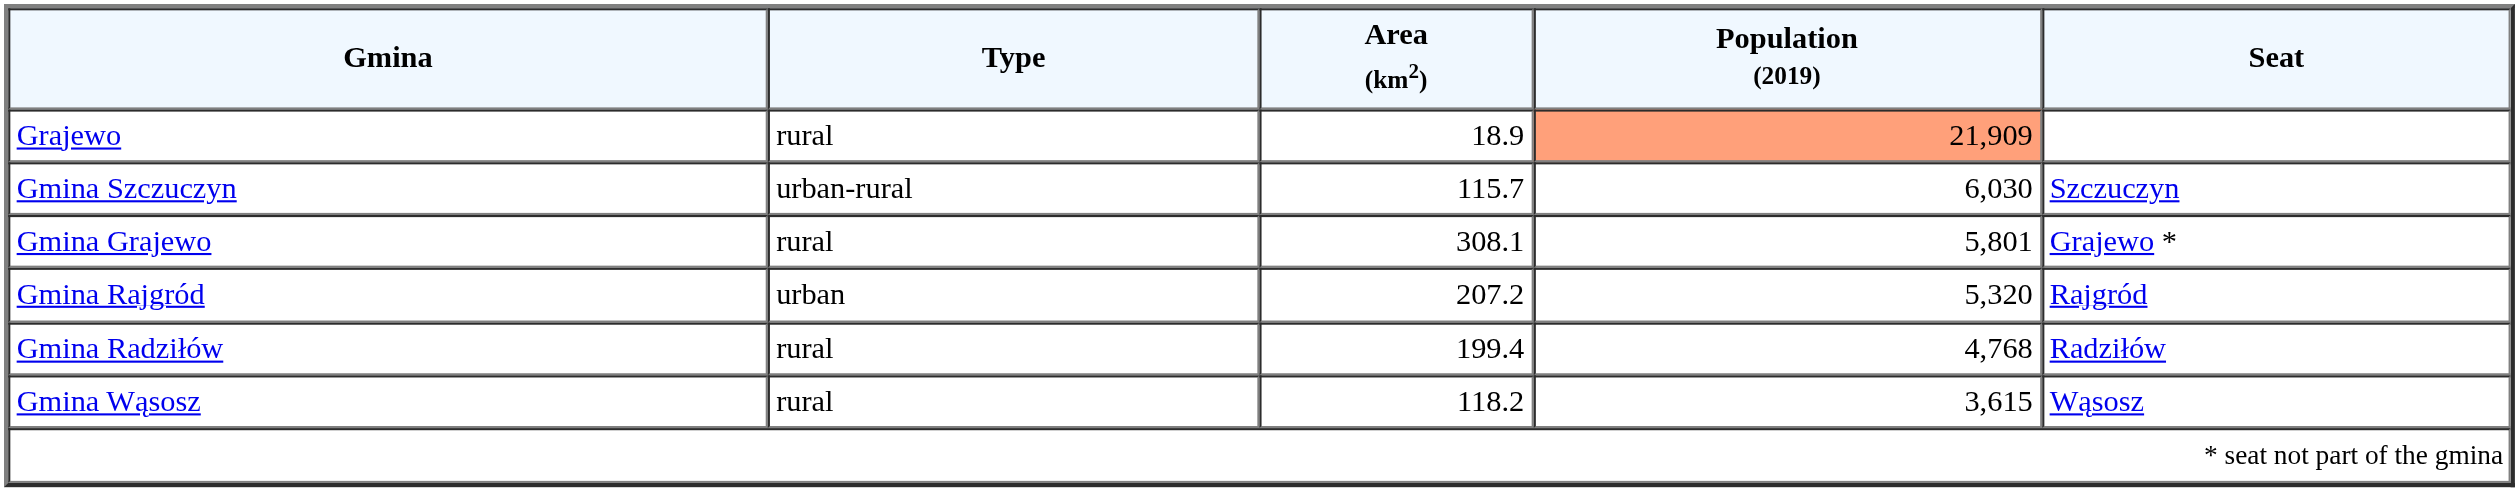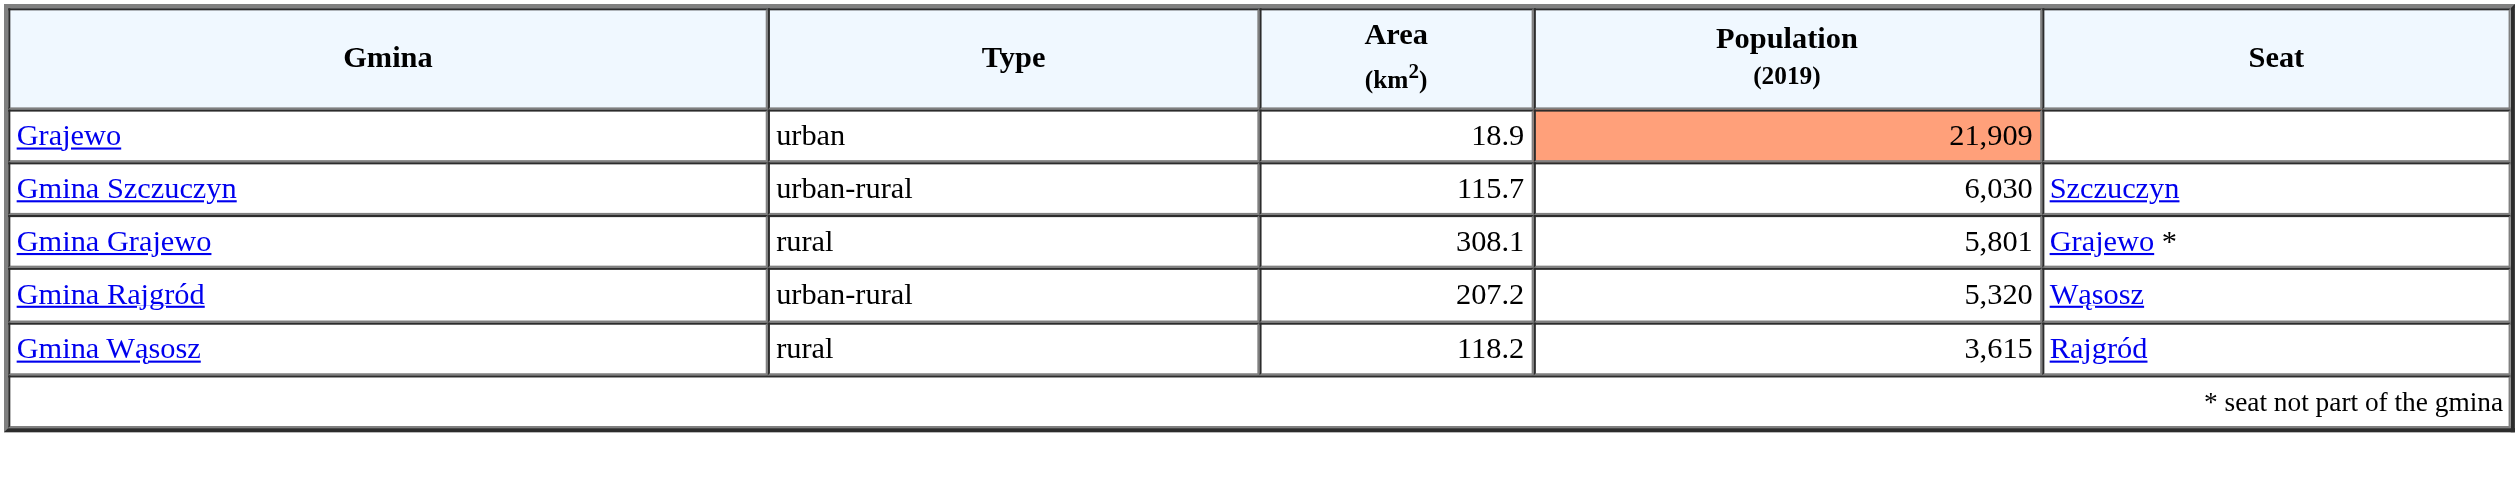(805, 134) rural -> (811, 134) urban
(811, 294) urban -> (844, 294) urban-rural
(2099, 294) Rajgród -> (2097, 294) Wąsosz
- row: (120, 347)
(2097, 401) Wąsosz -> (2099, 347) Rajgród
